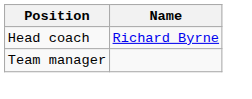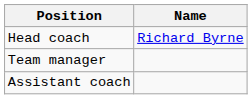+ row: (69, 82)
